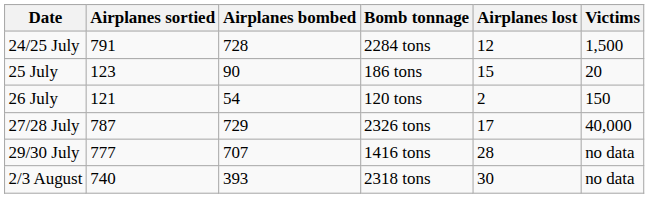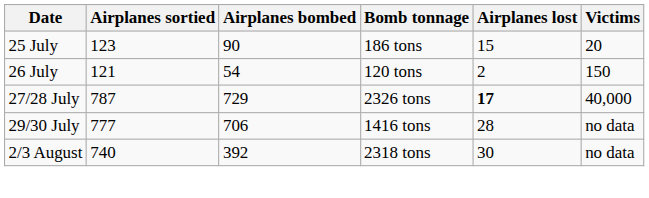- row: (44, 44)
(485, 125) normal -> (485, 98) bold
(236, 152) 707 -> (236, 125) 706
(236, 179) 393 -> (236, 152) 392
